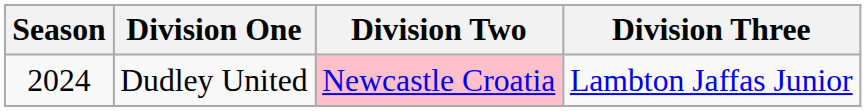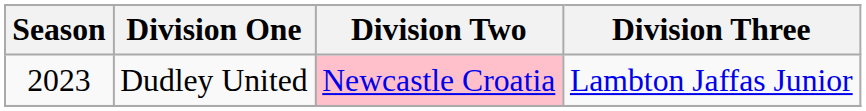(59, 79) 2024 -> (59, 79) 2023
